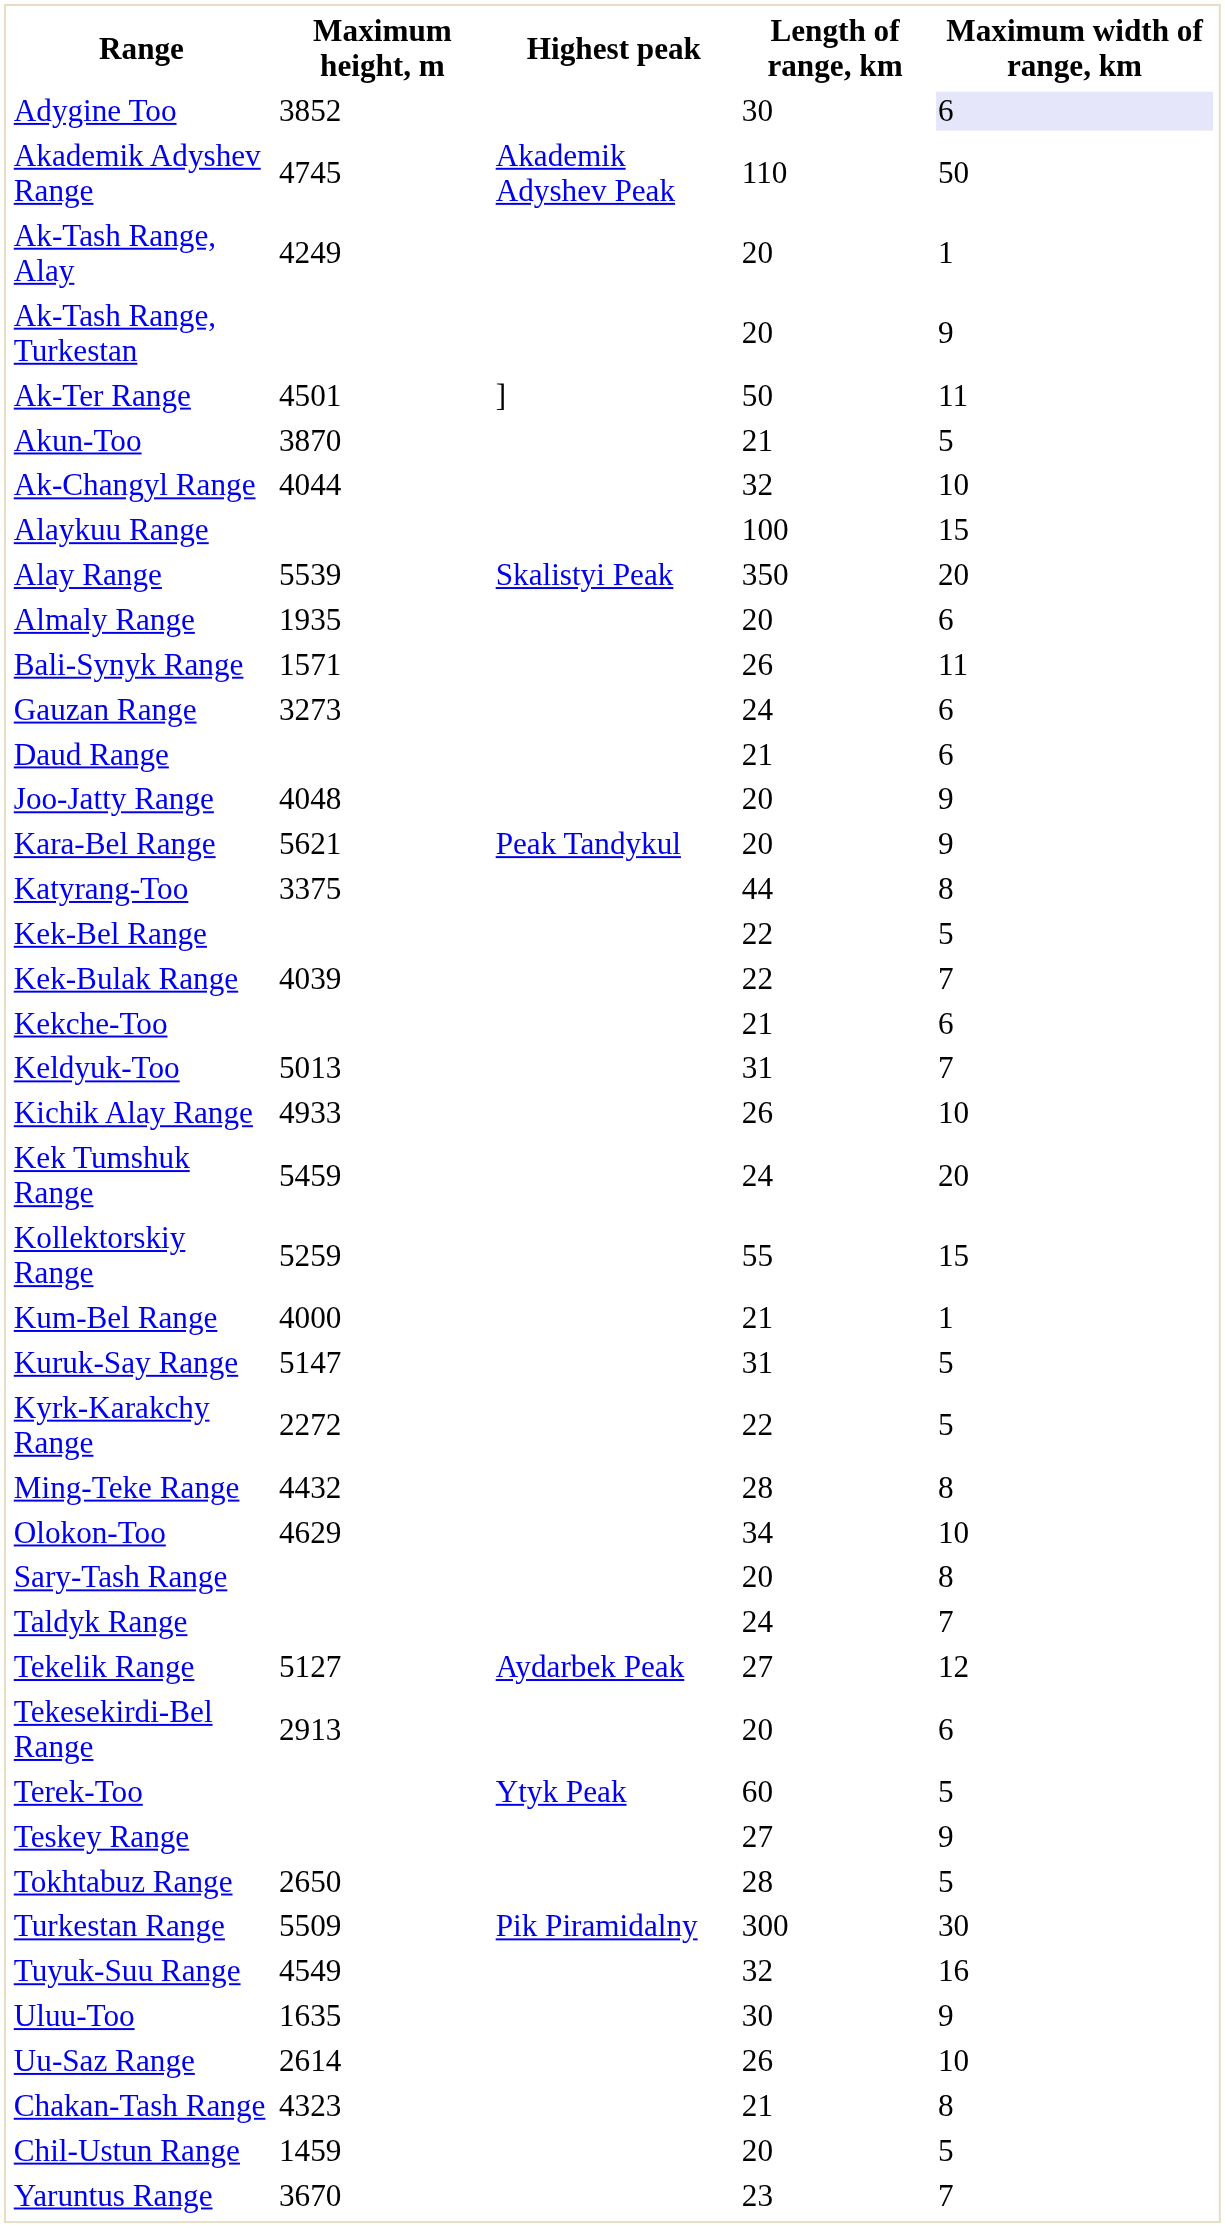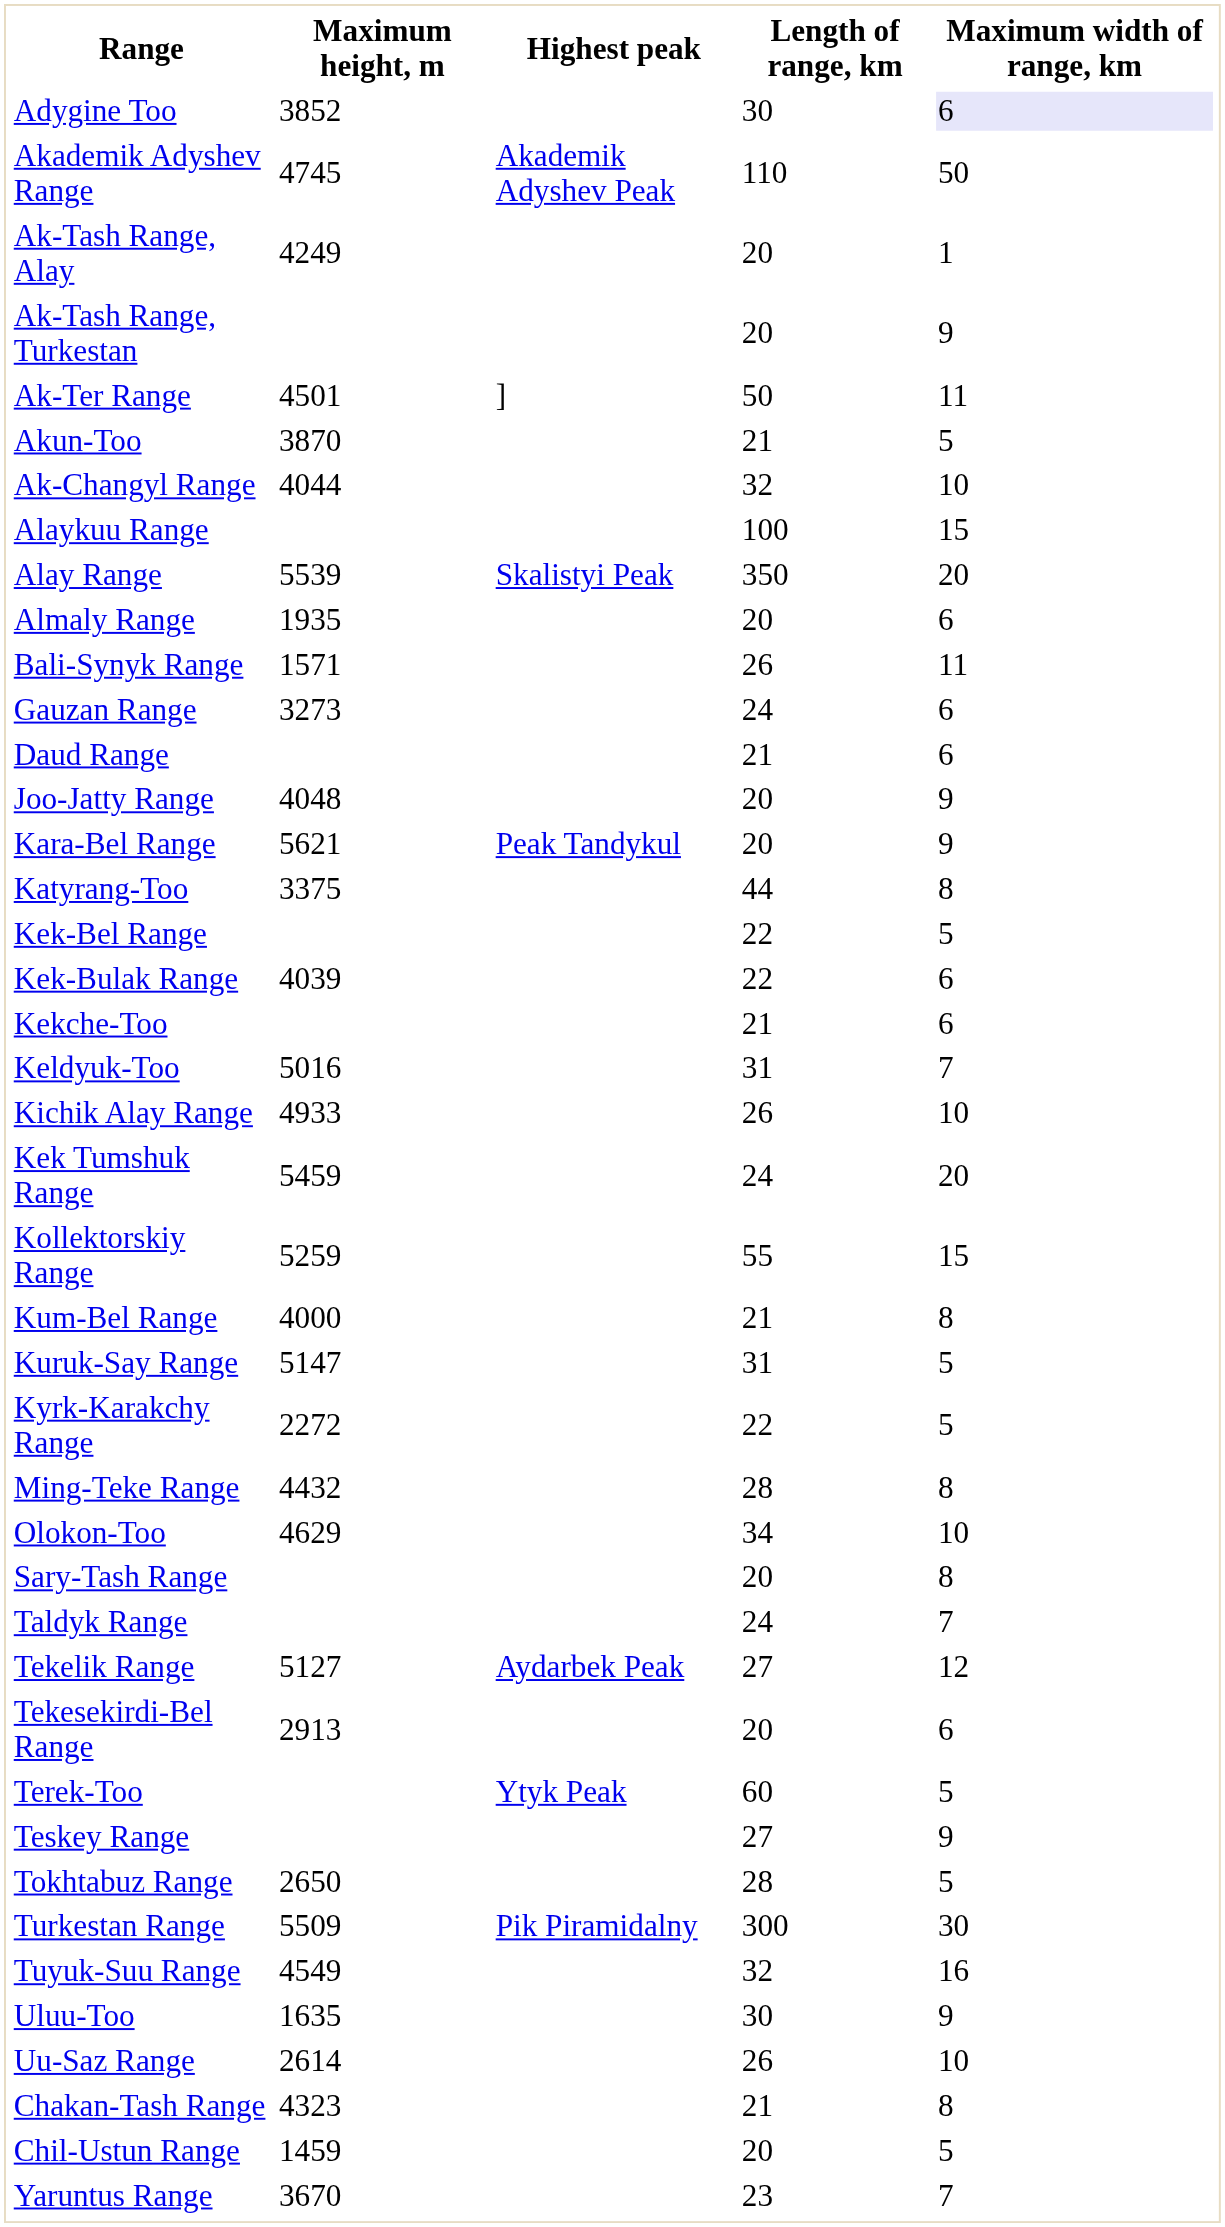(946, 978) 7 -> (946, 978) 6
(310, 1068) 5013 -> (310, 1068) 5016
(946, 1317) 1 -> (946, 1317) 8
